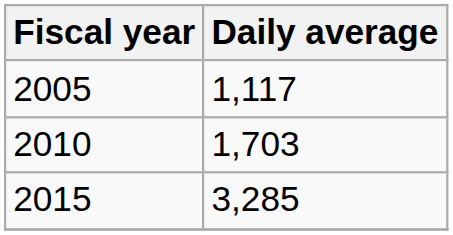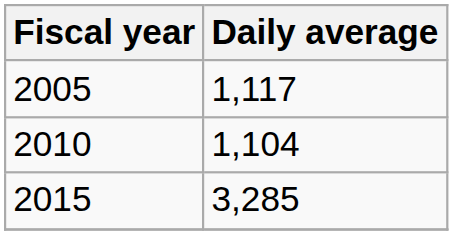(256, 144) 1,703 -> (256, 144) 1,104
